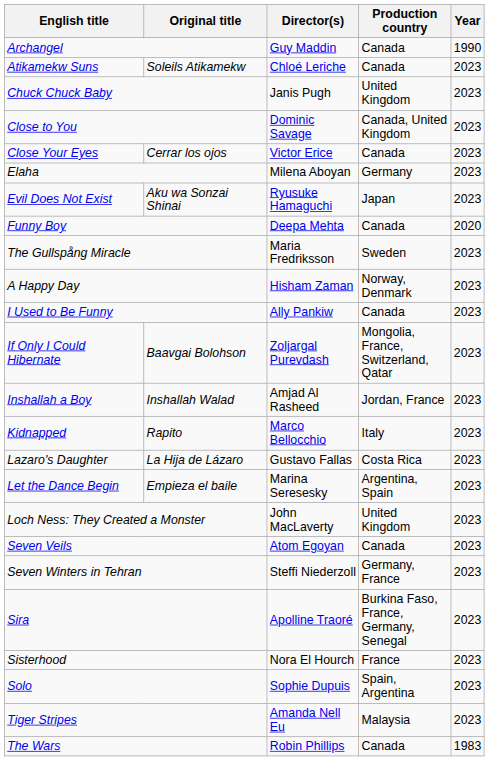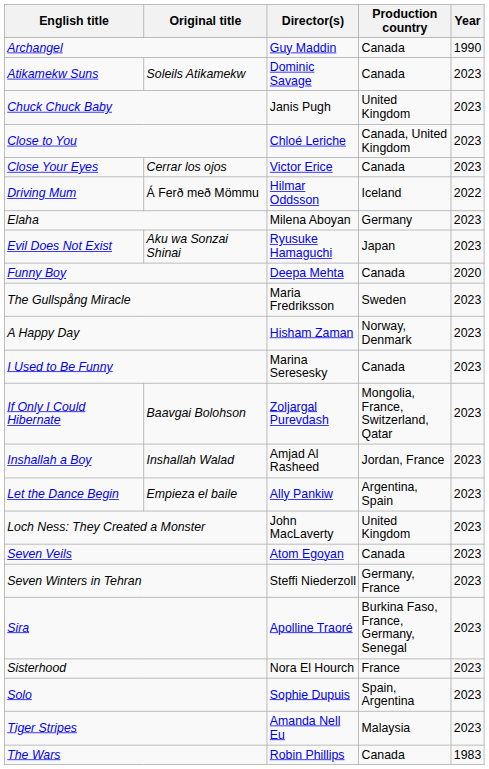(308, 67) Chloé Leriche -> (292, 74) Dominic Savage
(292, 127) Dominic Savage -> (308, 140) Chloé Leriche
+ row: (42, 193)
(301, 312) Ally Pankiw -> (299, 366) Marina Seresesky
- row: (37, 433)
- row: (57, 459)
(299, 486) Marina Seresesky -> (301, 494) Ally Pankiw
